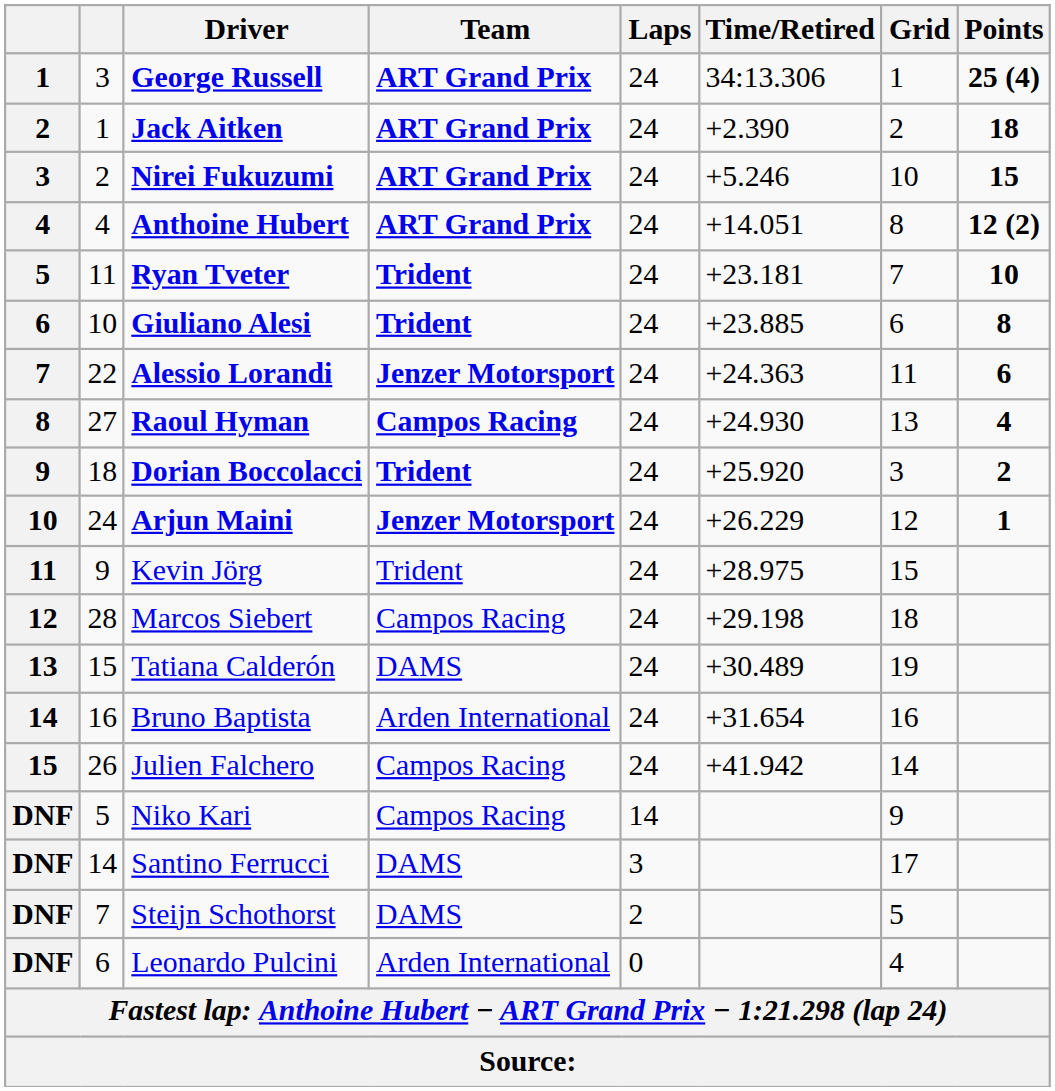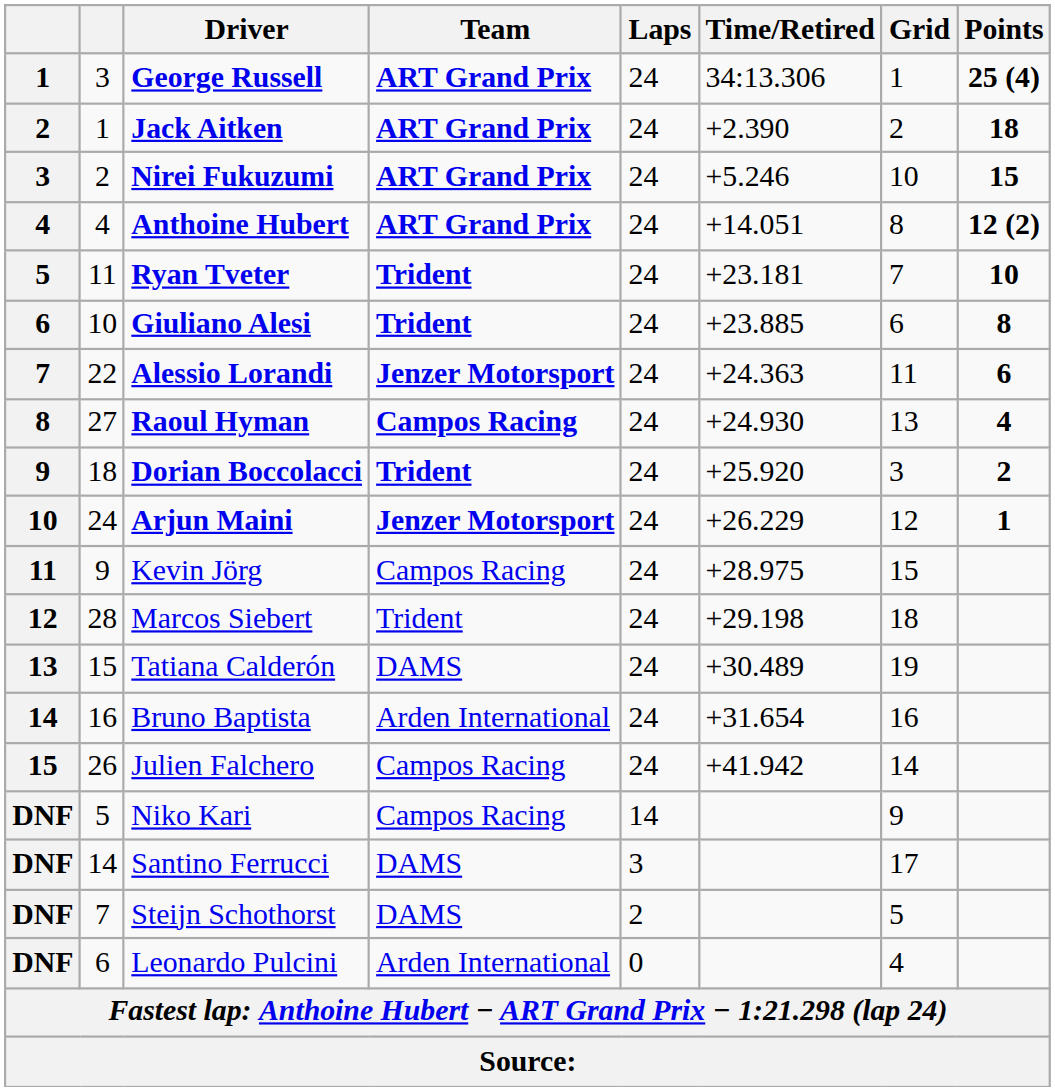(419, 569) Trident -> (471, 569) Campos Racing
(471, 618) Campos Racing -> (419, 618) Trident
